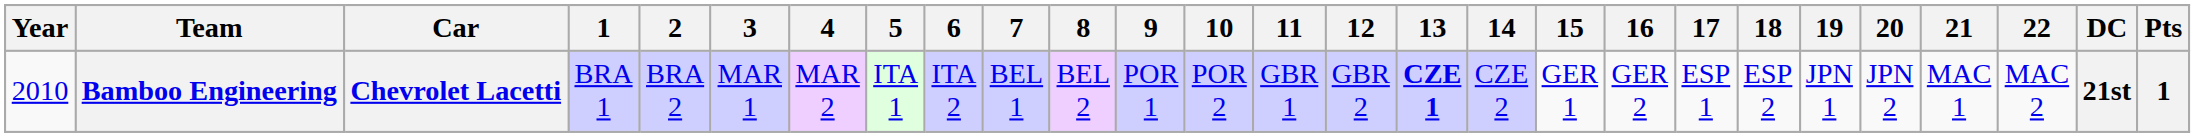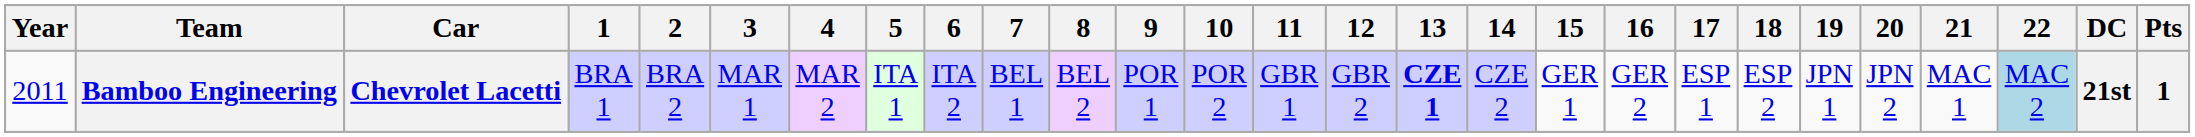(40, 90) 2010 -> (40, 90) 2011
(2037, 90) no background -> (2037, 90) lightblue background
